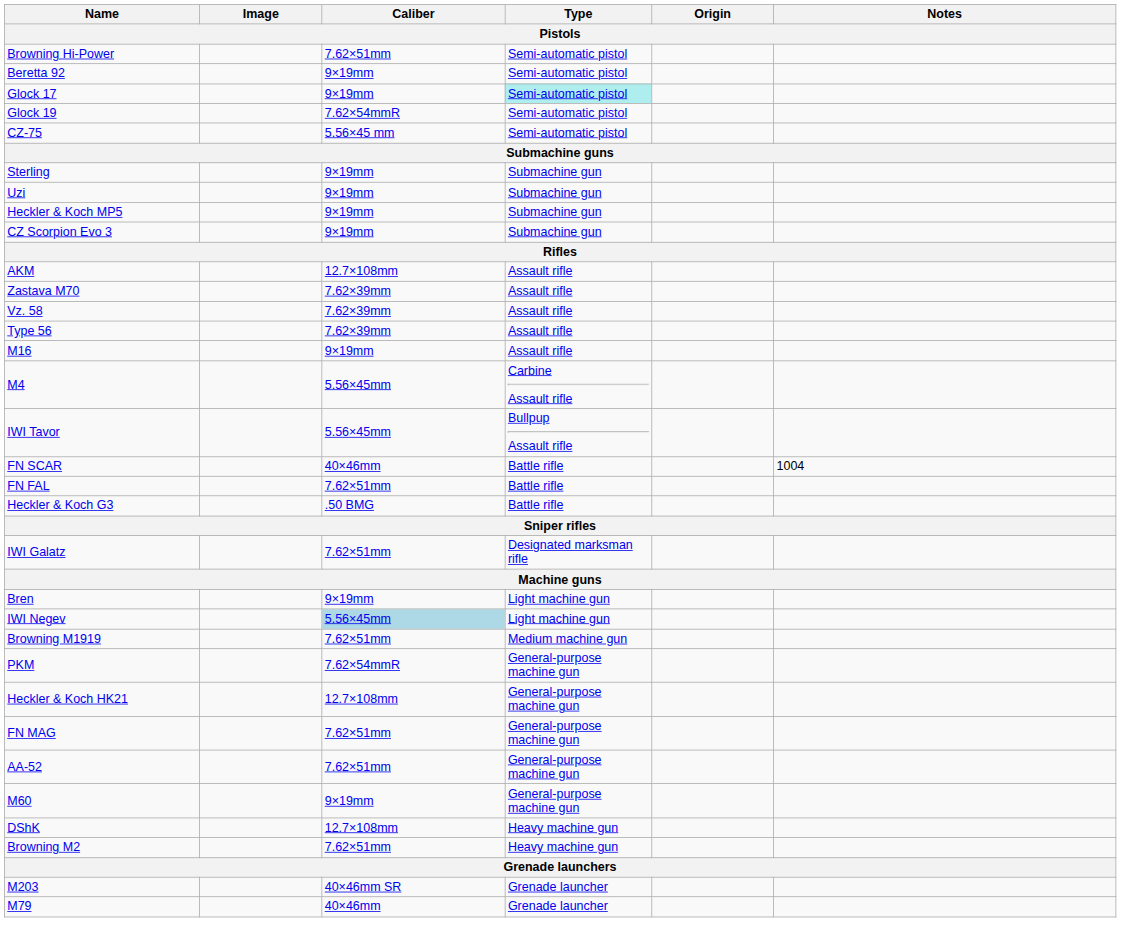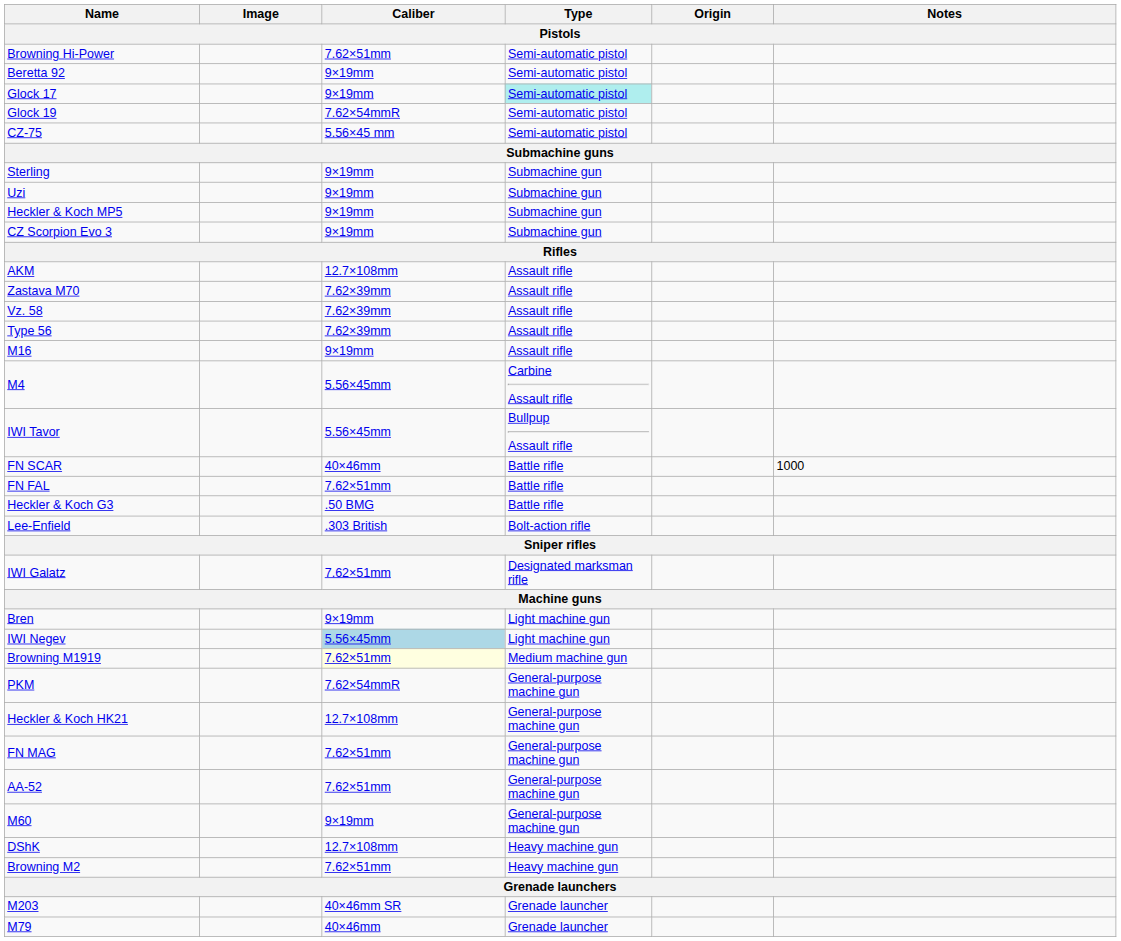(790, 466) 1004 -> (790, 466) 1000
+ row: (39, 525)
(358, 638) no background -> (358, 658) lightyellow background
